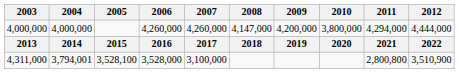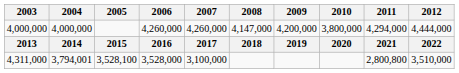(431, 60) 3,510,900 -> (431, 60) 3,510,000
